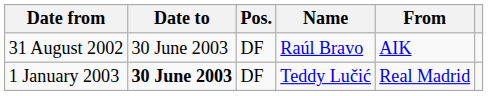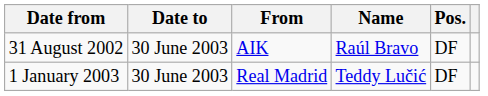columns swapped: (256, 18) <-> (425, 18)
(182, 76) bold -> (180, 76) normal
